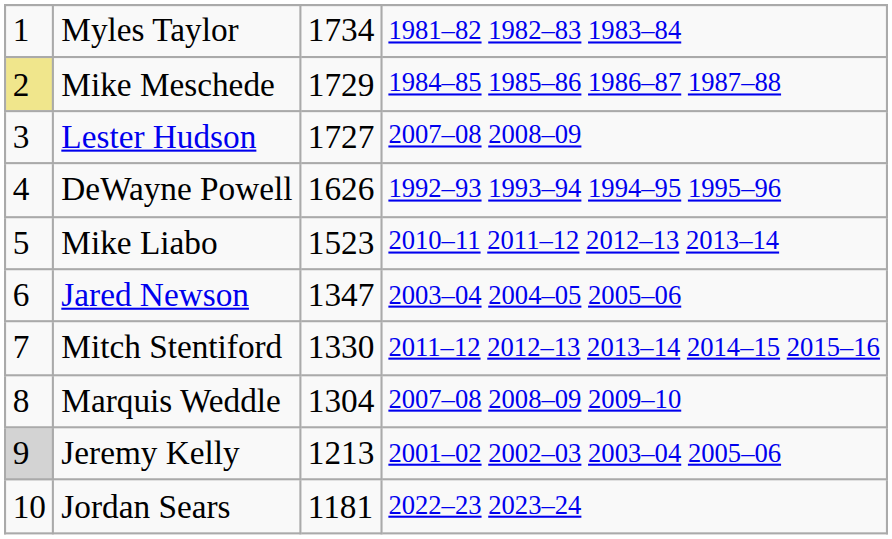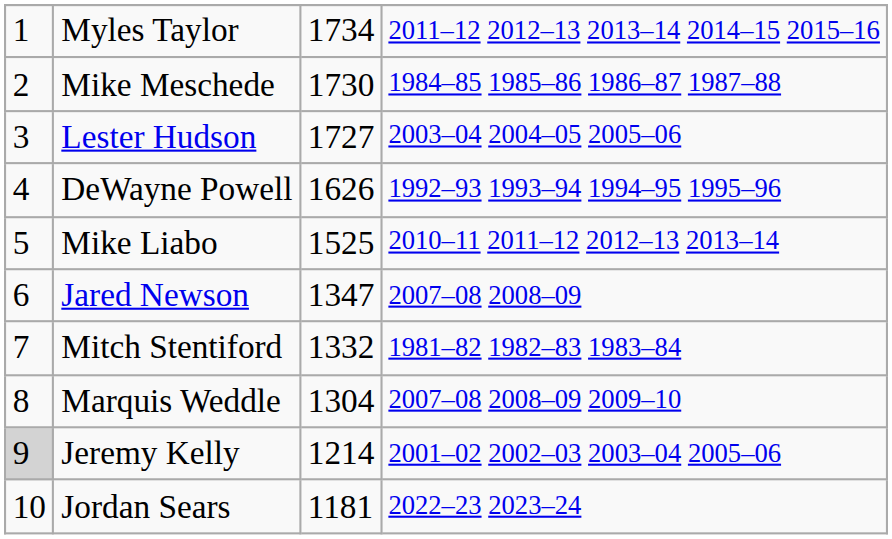(535, 30) 1981–82 1982–83 1983–84 -> (634, 30) 2011–12 2012–13 2013–14 2014–15 2015–16
(21, 83) khaki background -> (21, 83) no background
(341, 83) 1729 -> (341, 83) 1730
(485, 136) 2007–08 2008–09 -> (535, 136) 2003–04 2004–05 2005–06
(341, 242) 1523 -> (341, 242) 1525
(535, 294) 2003–04 2004–05 2005–06 -> (485, 294) 2007–08 2008–09
(341, 347) 1330 -> (341, 347) 1332
(634, 347) 2011–12 2012–13 2013–14 2014–15 2015–16 -> (535, 347) 1981–82 1982–83 1983–84
(341, 453) 1213 -> (341, 453) 1214
